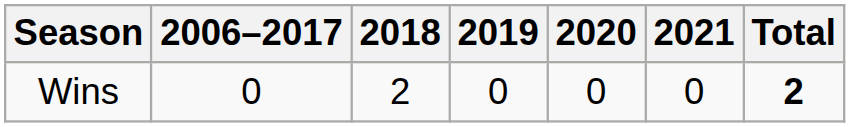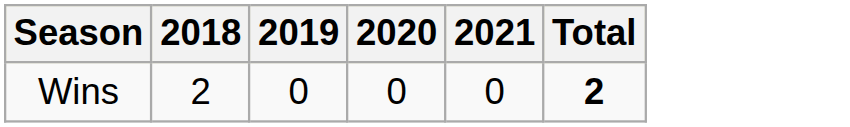- column: (251, 33)
